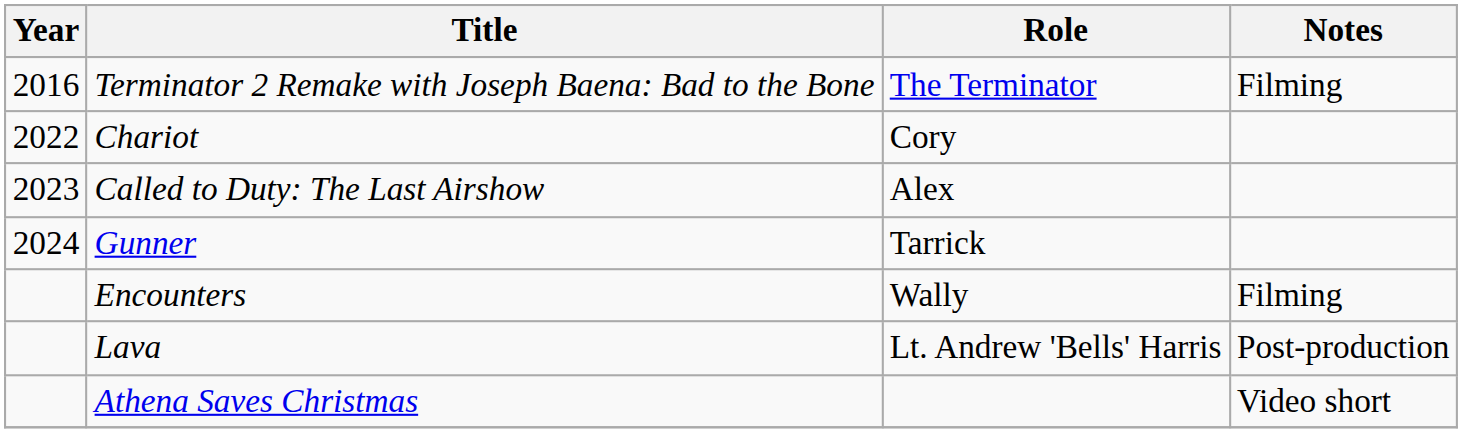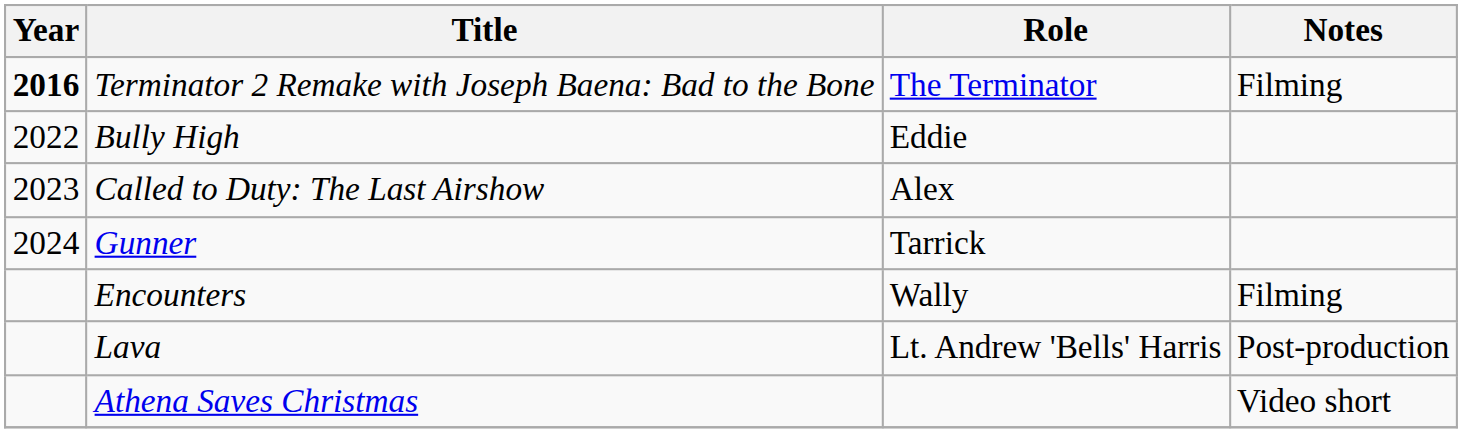(46, 83) normal -> (46, 83) bold
- row: (146, 136)
+ row: (167, 136)
